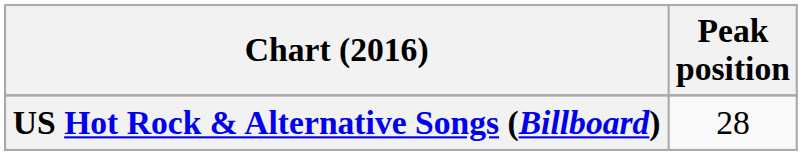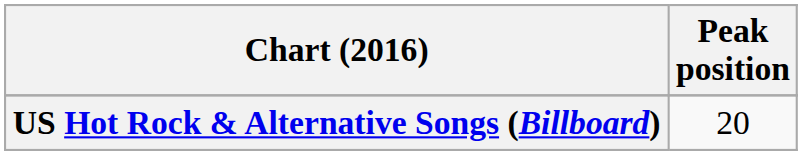(733, 122) 28 -> (733, 122) 20
